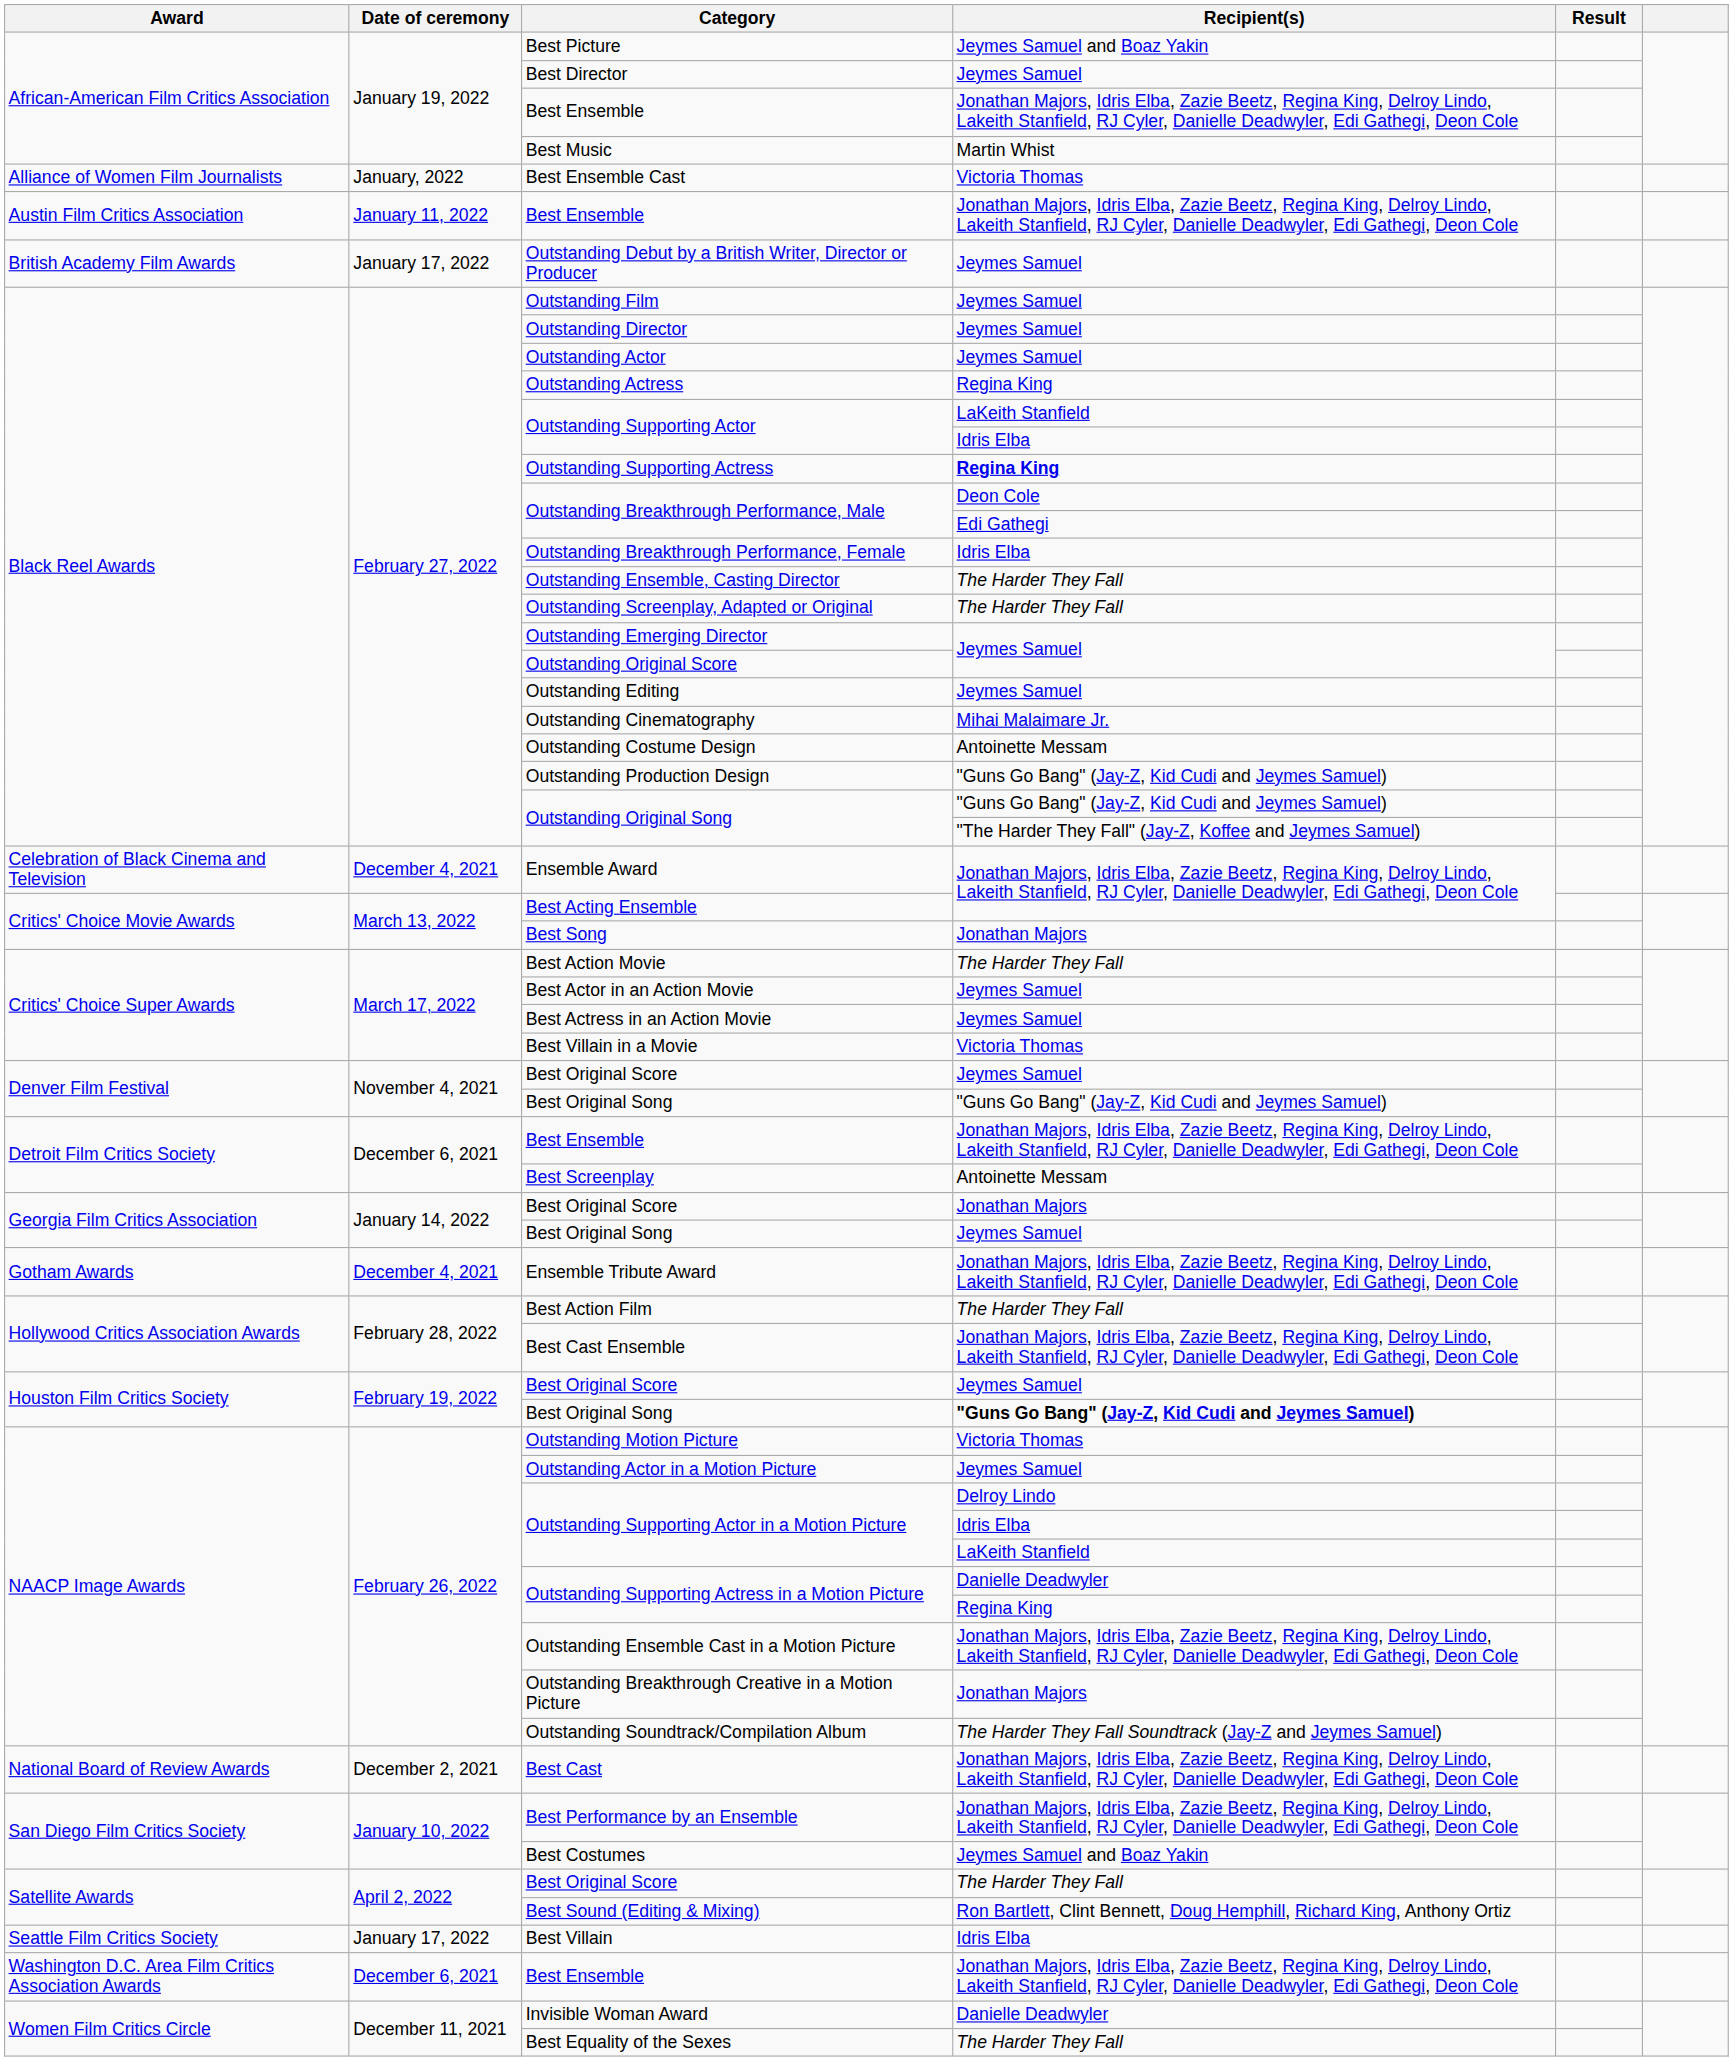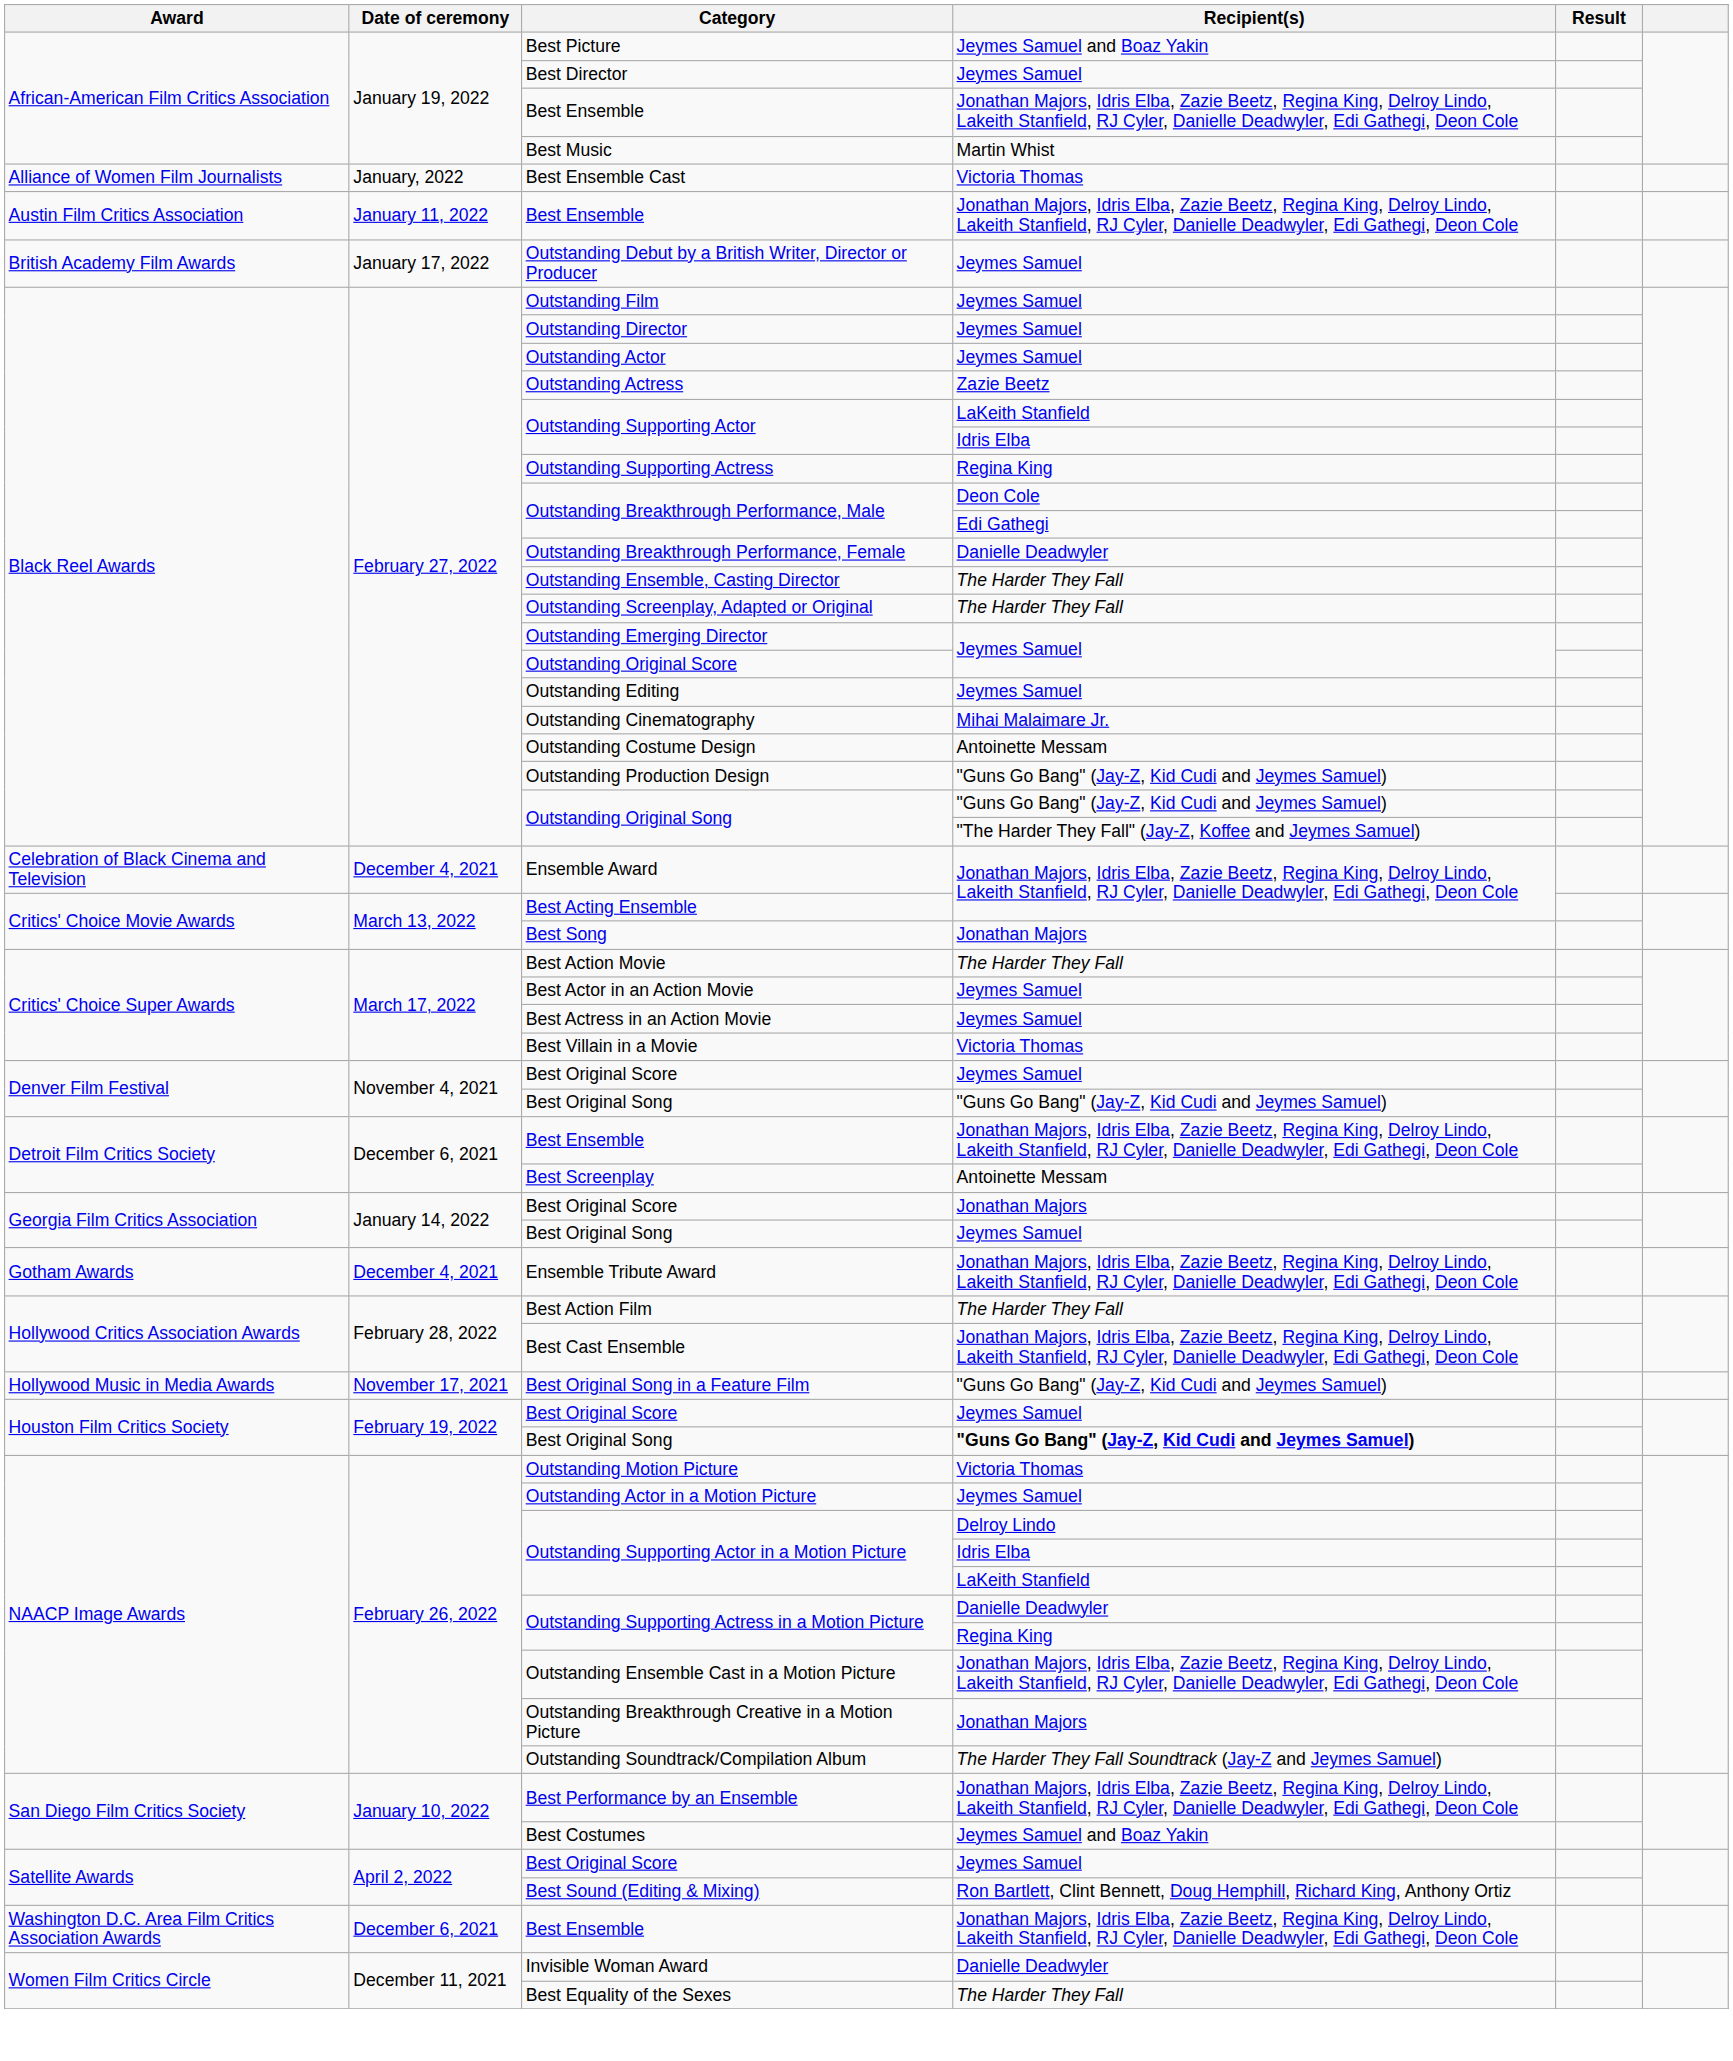(1005, 384) Regina King -> (1003, 384) Zazie Beetz
(1008, 468) bold -> (1005, 468) normal
(993, 552) Idris Elba -> (1032, 552) Danielle Deadwyler
+ row: (141, 1385)
- row: (139, 1769)
(1040, 1883) The Harder They Fall -> (1019, 1863) Jeymes Samuel
- row: (113, 1938)
